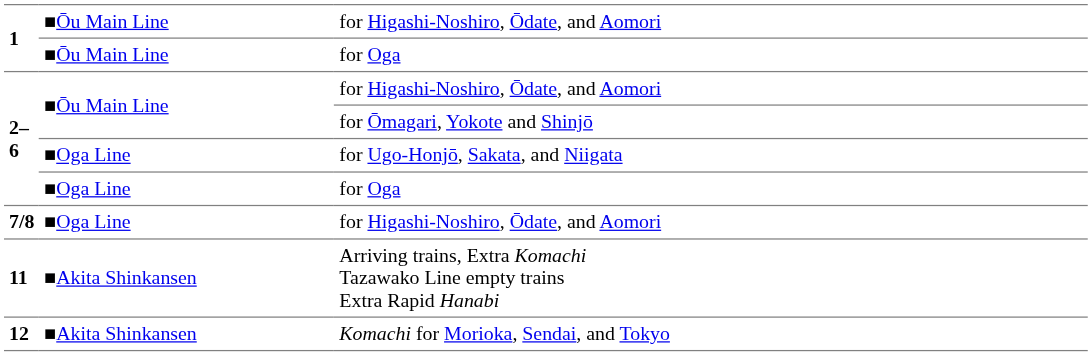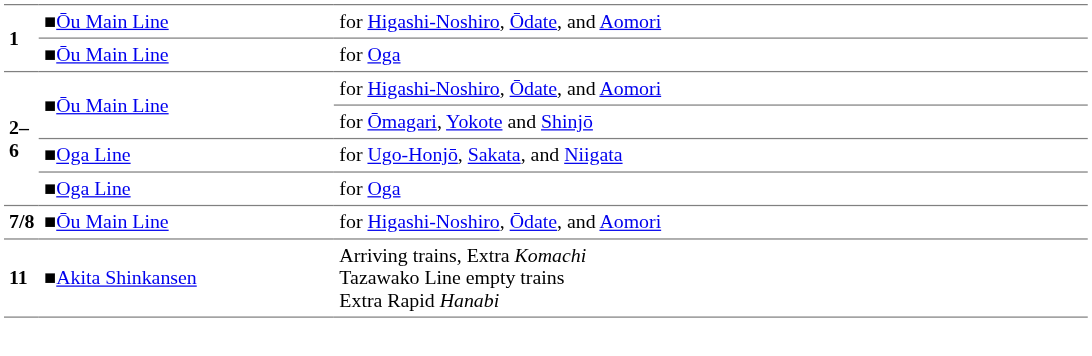(87, 222) ■Oga Line -> (106, 222) ■Ōu Main Line
- row: (19, 333)
